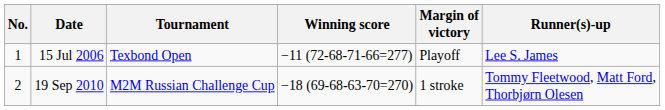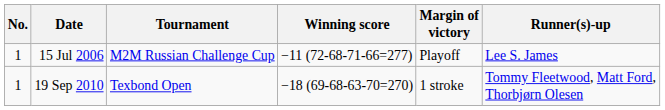(151, 55) Texbond Open -> (192, 55) M2M Russian Challenge Cup
(18, 86) 2 -> (18, 86) 1
(192, 86) M2M Russian Challenge Cup -> (151, 86) Texbond Open
